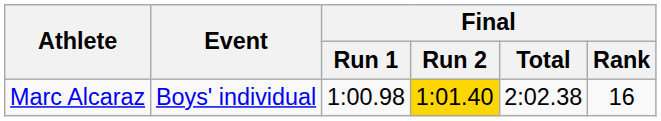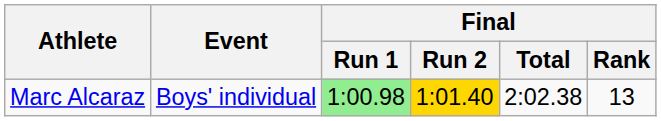(366, 97) no background -> (366, 97) lightgreen background
(622, 97) 16 -> (622, 97) 13
